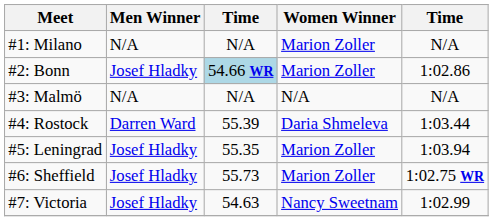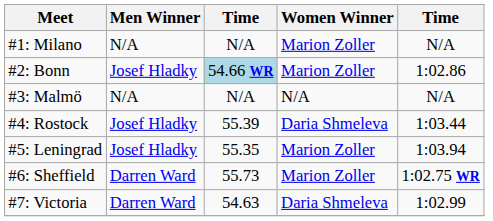(153, 123) Darren Ward -> (154, 123) Josef Hladky
(154, 176) Josef Hladky -> (153, 176) Darren Ward
(154, 202) Josef Hladky -> (153, 202) Darren Ward
(340, 202) Nancy Sweetnam -> (334, 202) Daria Shmeleva
